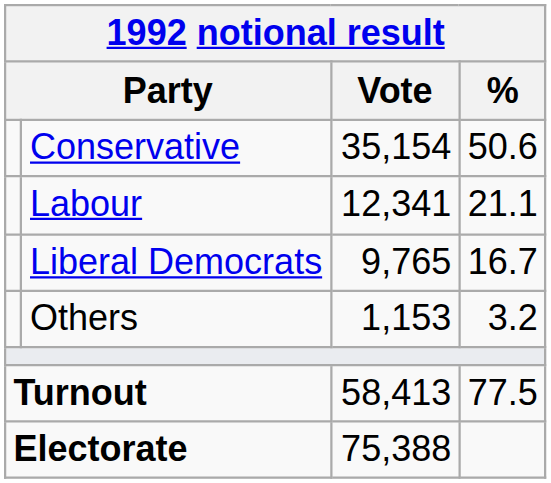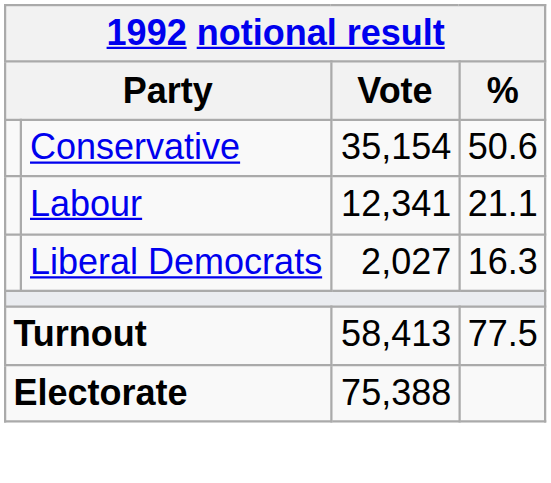(406, 261) 9,765 -> (406, 261) 2,027
(503, 261) 16.7 -> (503, 261) 16.3
- row: (84, 318)
